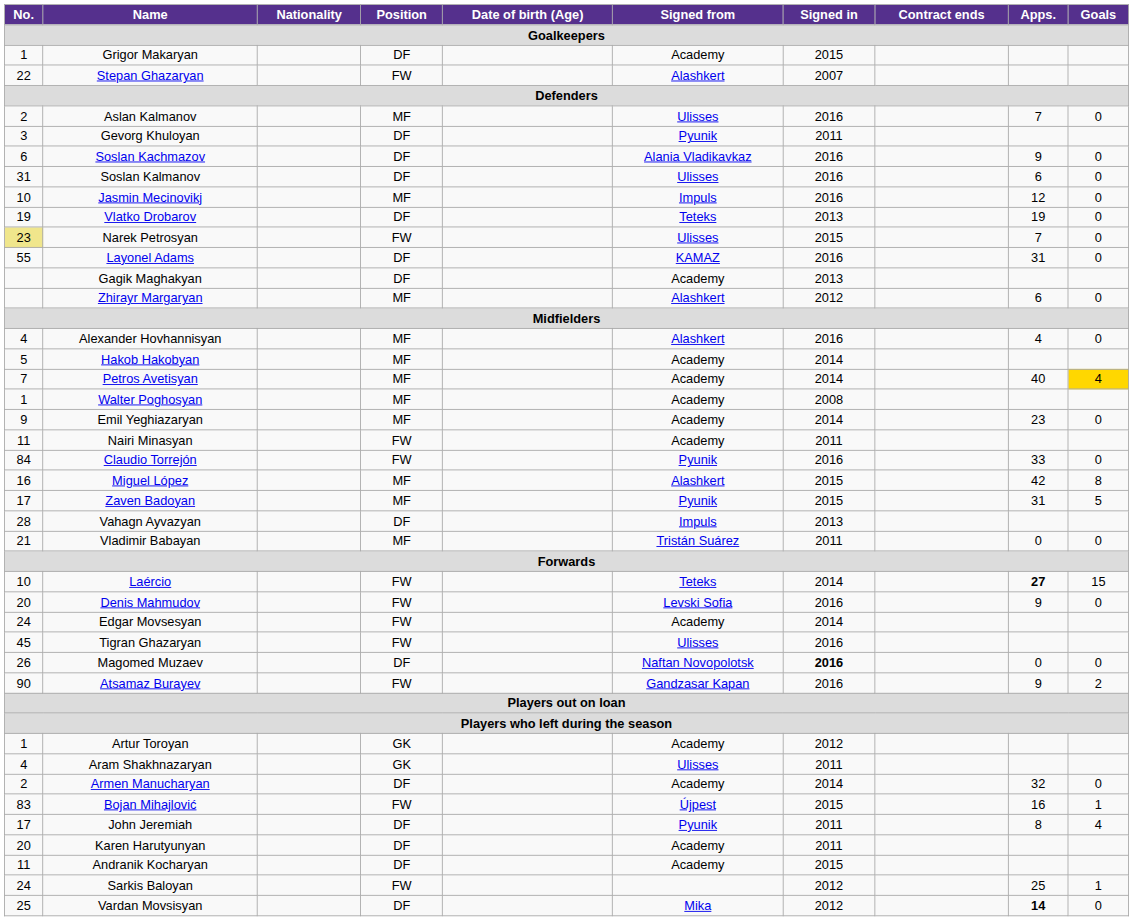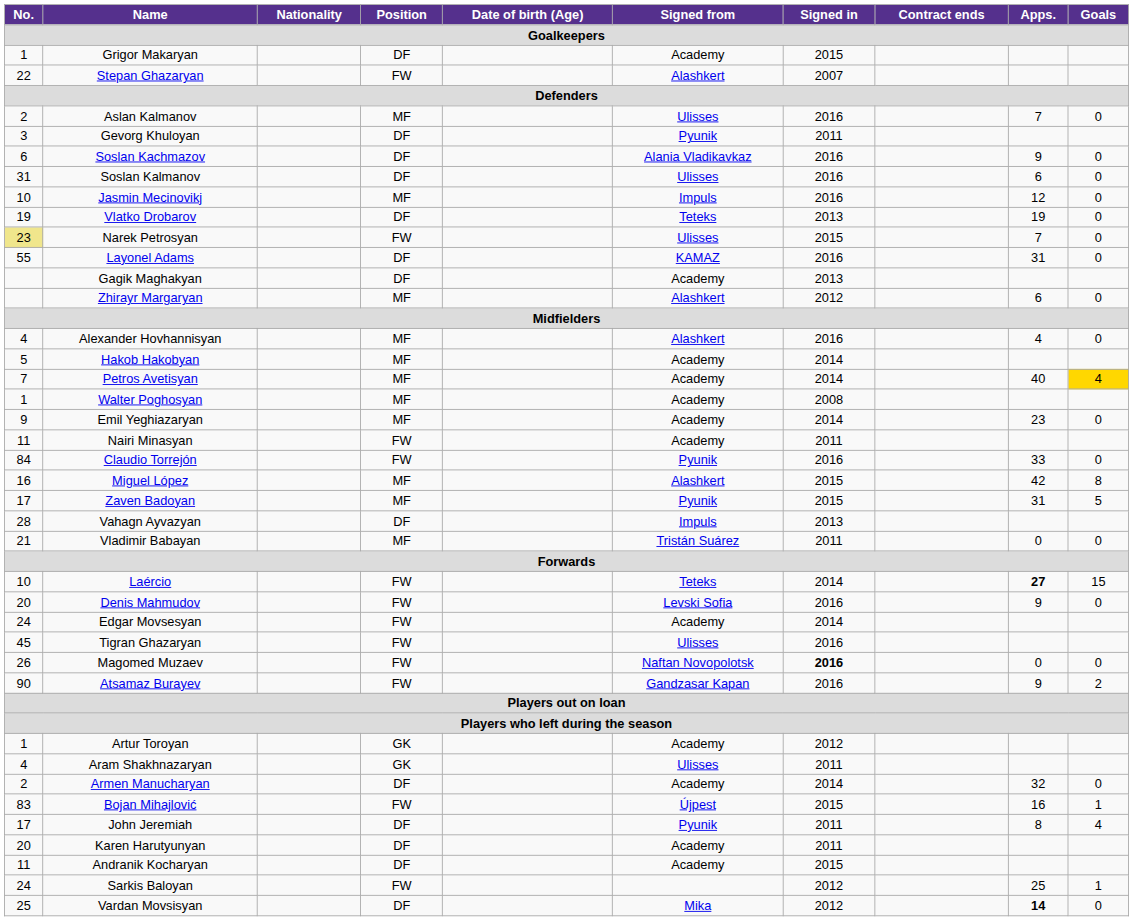(402, 663) DF -> (402, 663) FW
